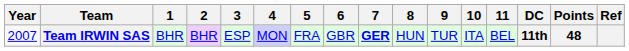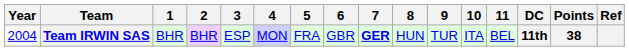(22, 35) 2007 -> (22, 35) 2004
(574, 35) 48 -> (574, 35) 38
